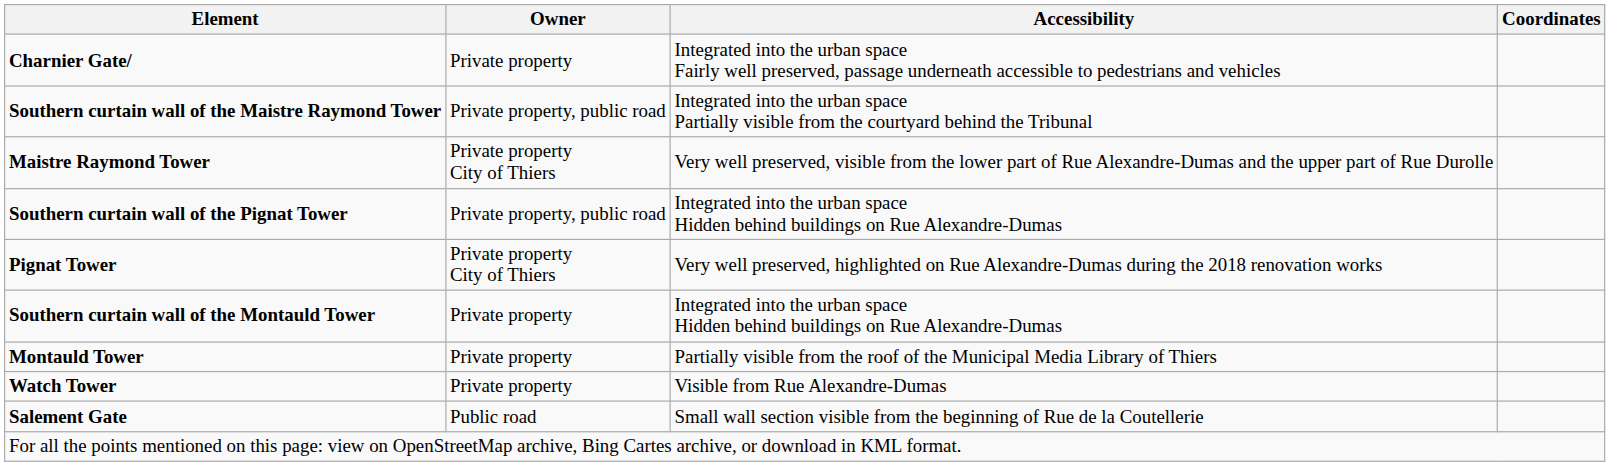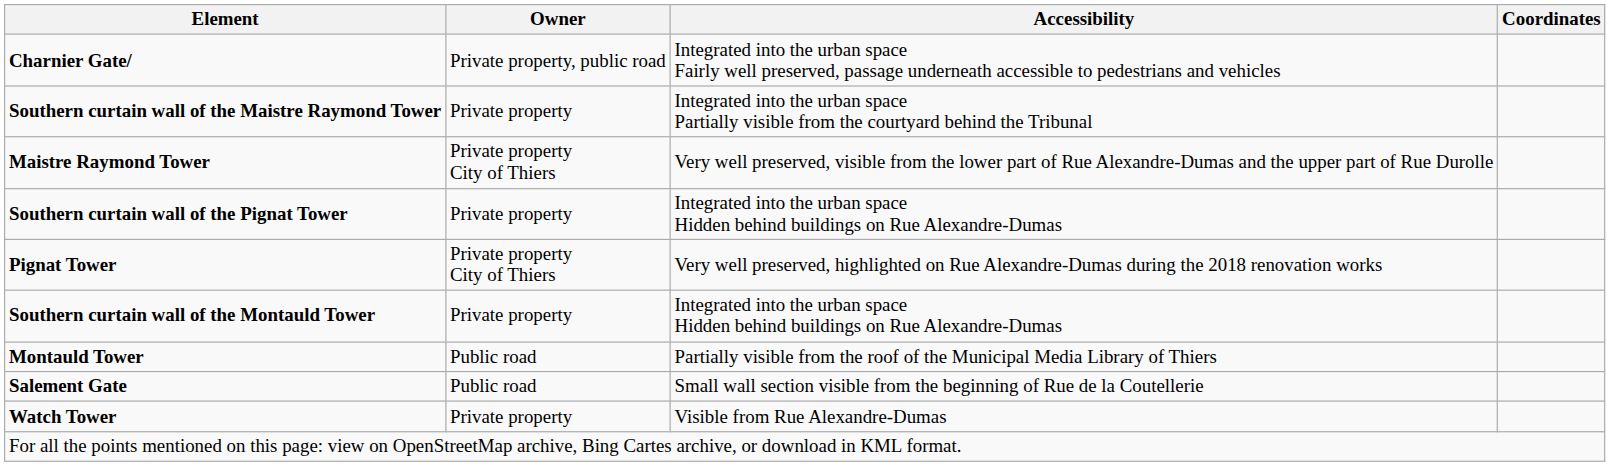(511, 60) Private property -> (558, 60) Private property, public road
(558, 111) Private property, public road -> (511, 111) Private property
(558, 213) Private property, public road -> (511, 213) Private property
(511, 356) Private property -> (493, 356) Public road
rows swapped: (68, 416) <-> (63, 386)
